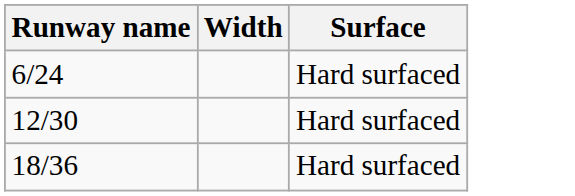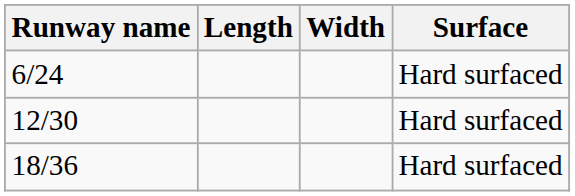+ column: (248, 27)
